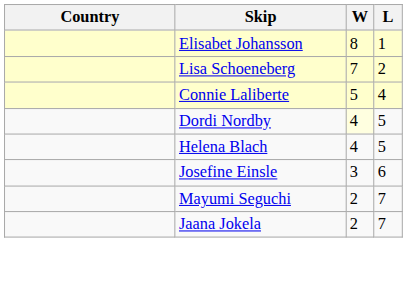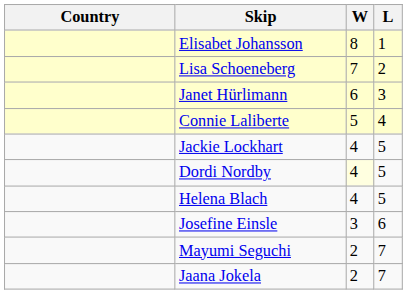+ row: (233, 95)
+ row: (231, 146)
